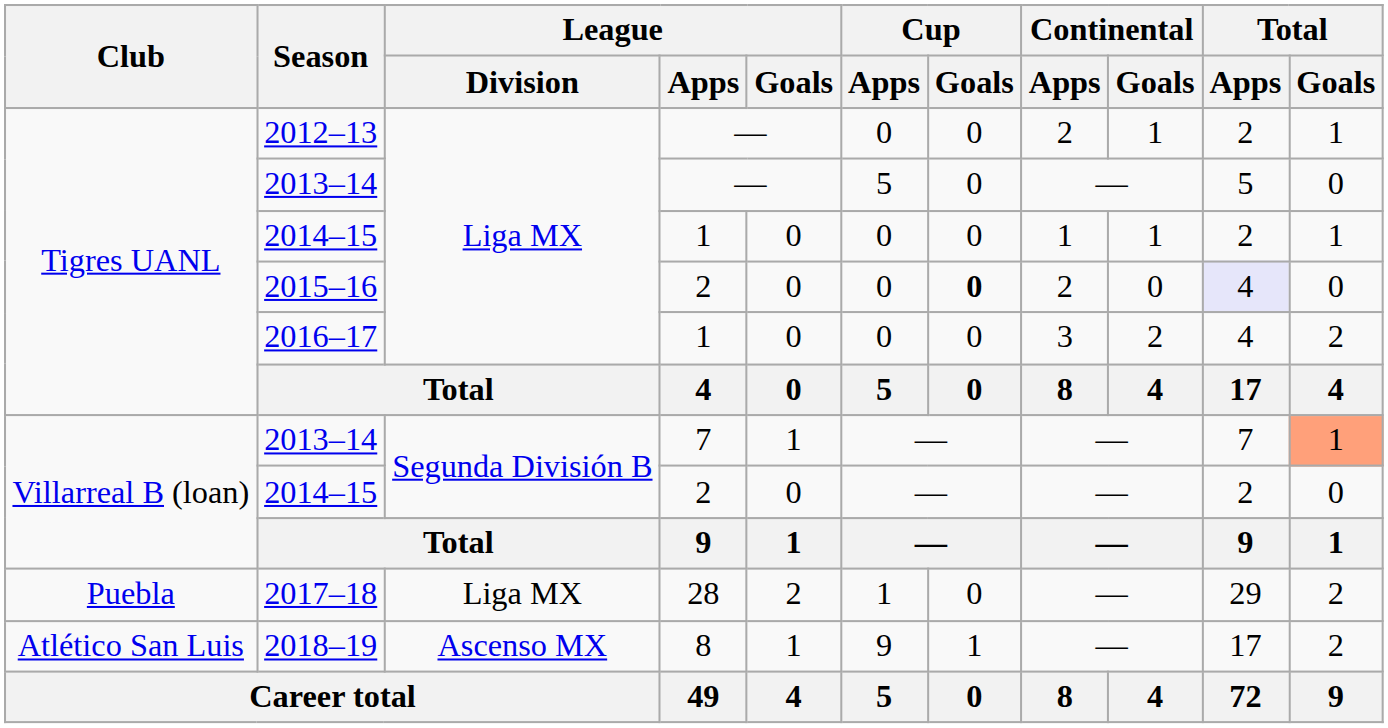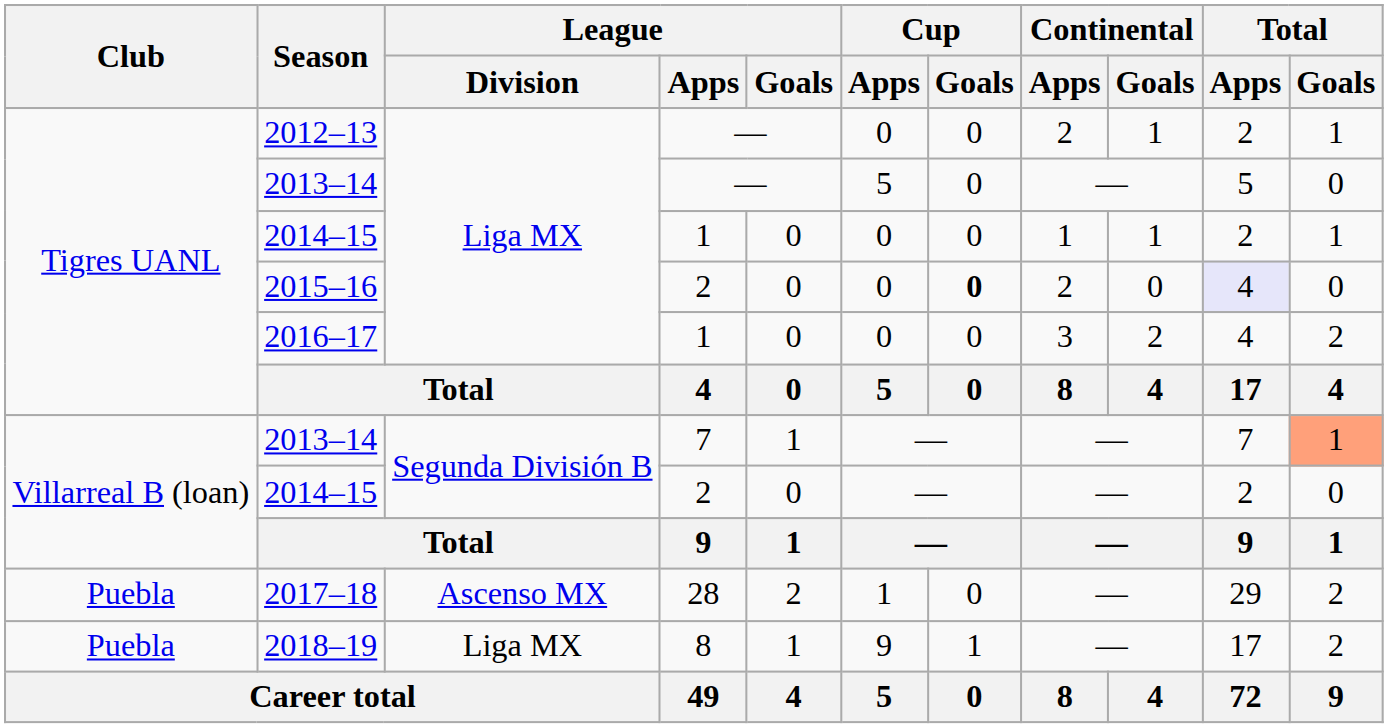(522, 593) Liga MX -> (522, 593) Ascenso MX
(131, 645) Atlético San Luis -> (131, 645) Puebla
(522, 645) Ascenso MX -> (522, 645) Liga MX
